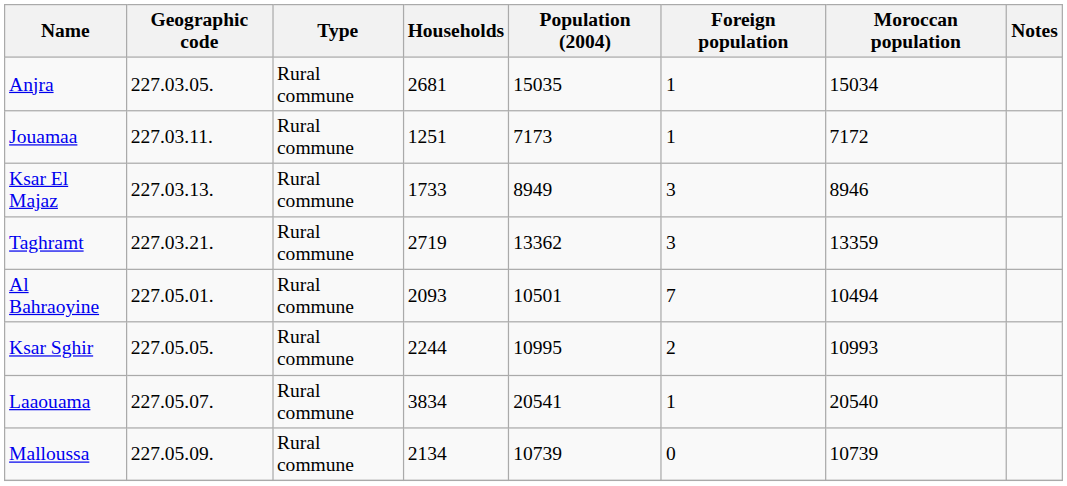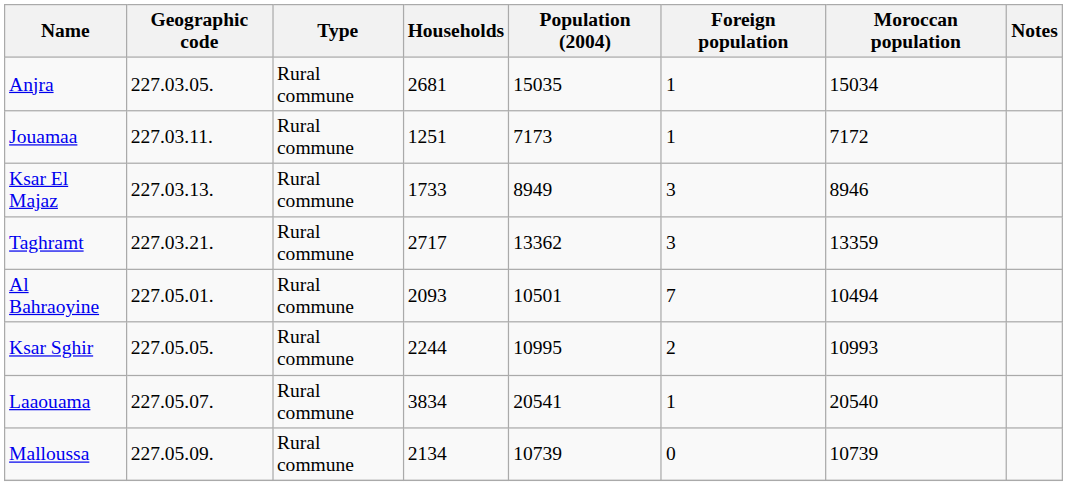(427, 242) 2719 -> (427, 242) 2717
